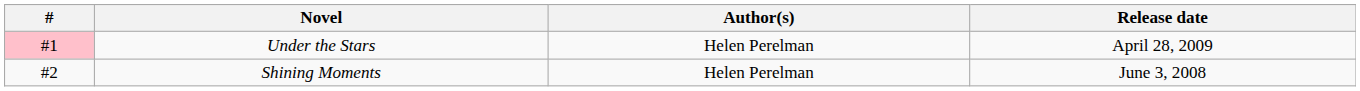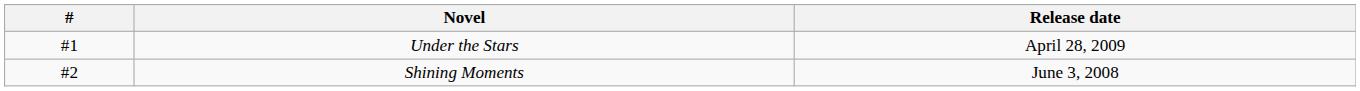- column: (759, 18)
(49, 45) pink background -> (69, 45) no background
